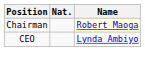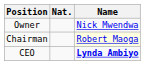+ row: (27, 25)
(108, 39) normal -> (108, 53) bold
